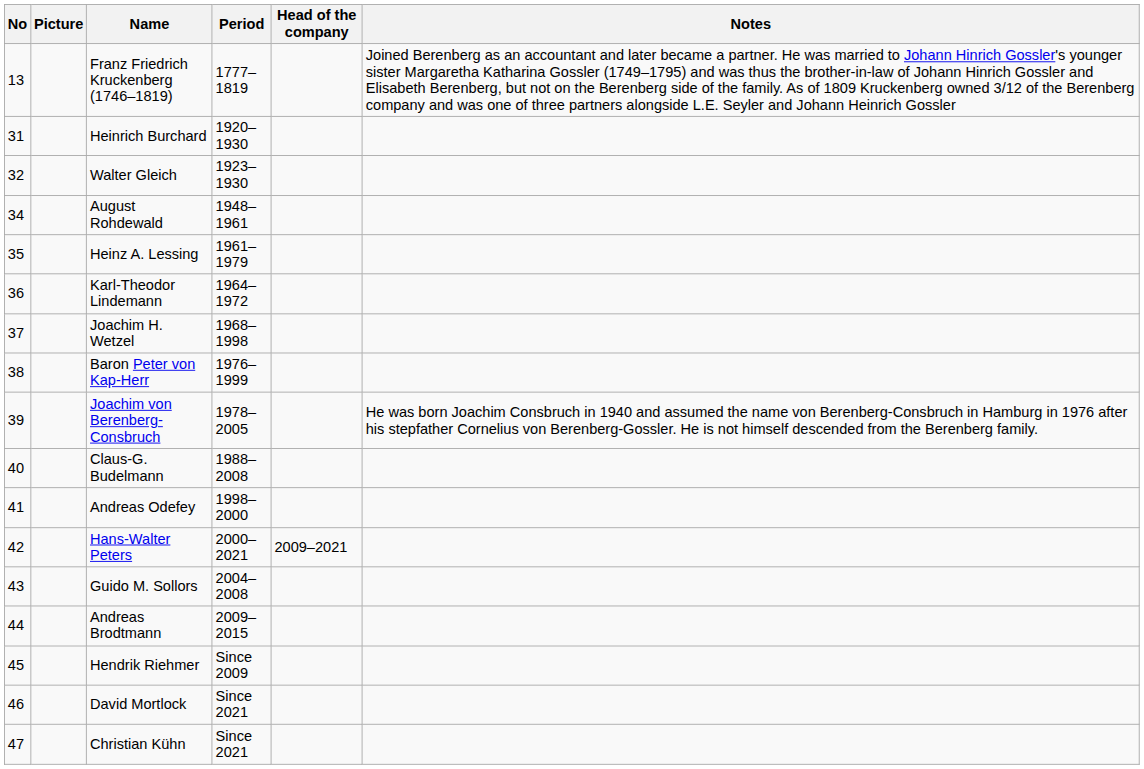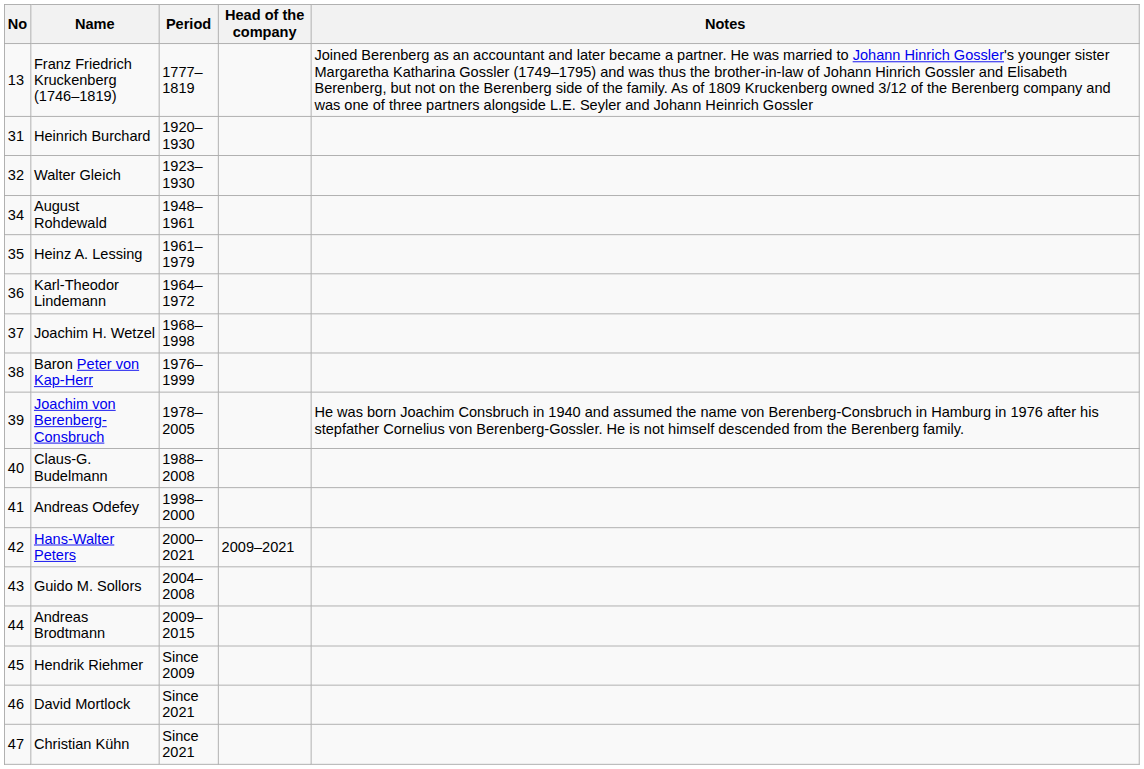- column: (59, 24)
